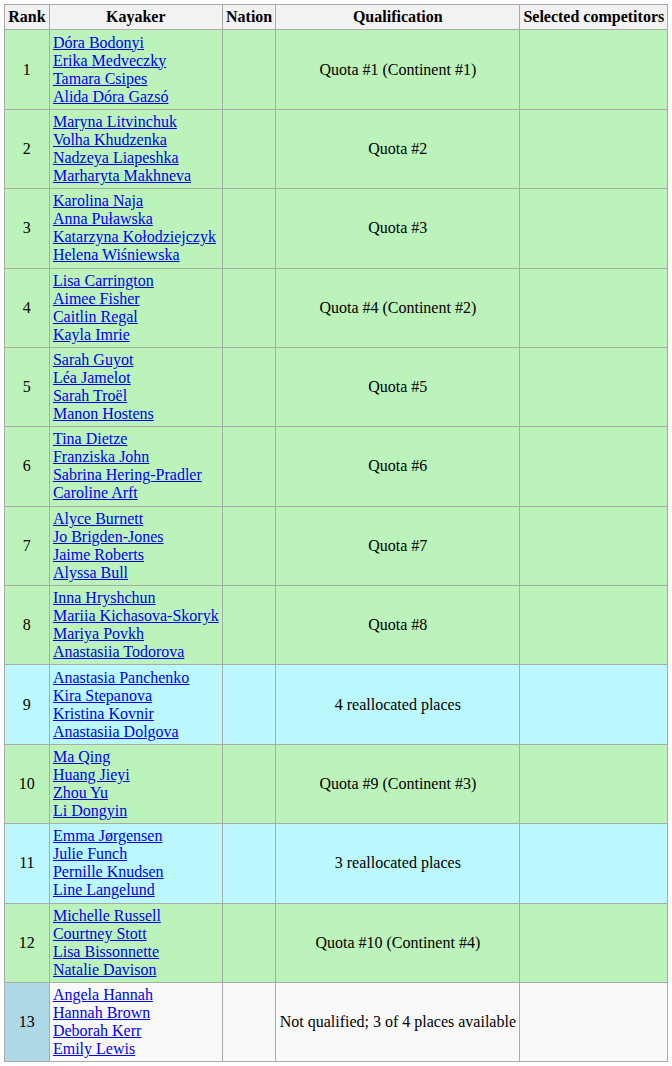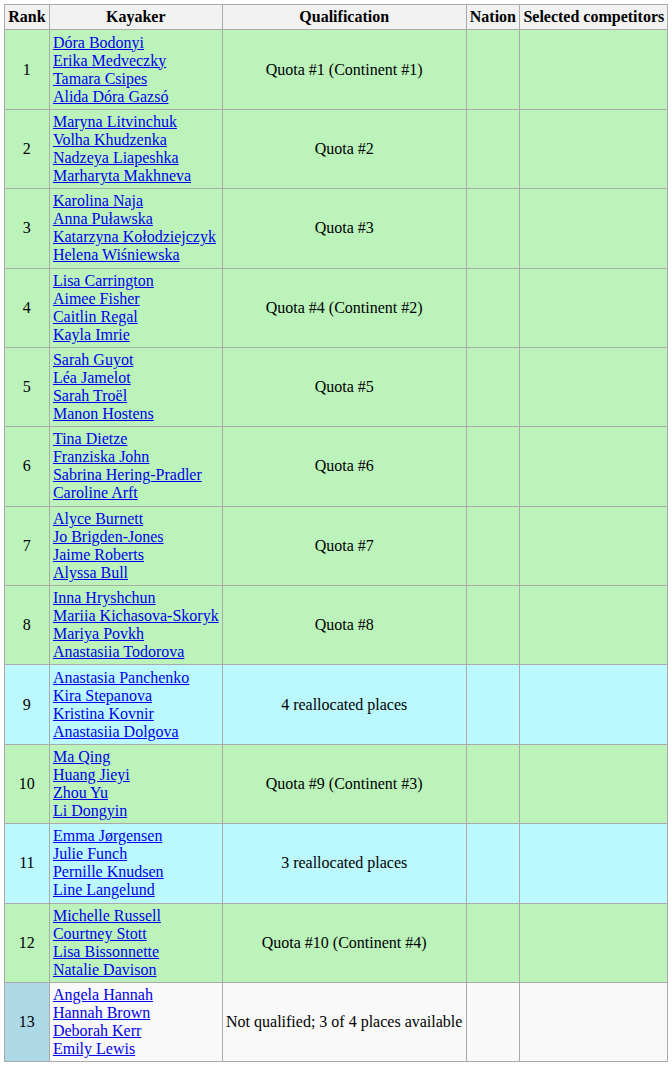columns swapped: (249, 17) <-> (398, 17)
